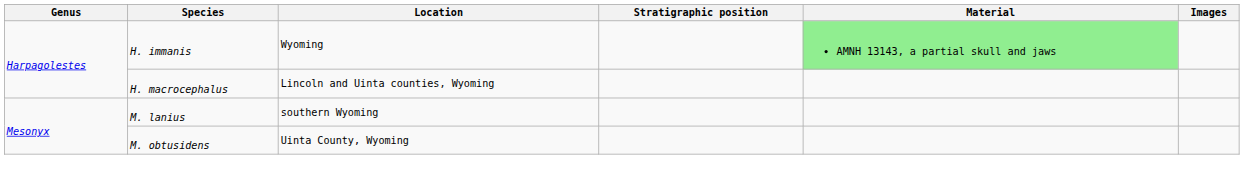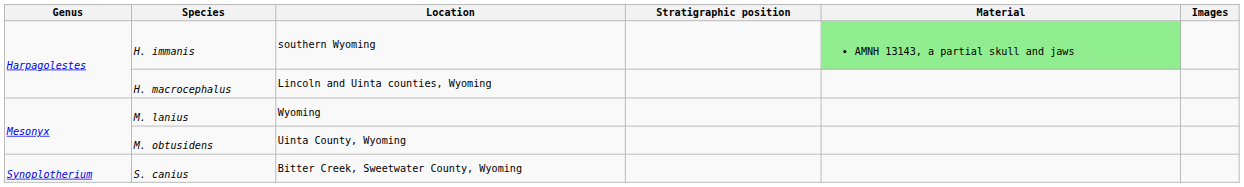(302, 45) Wyoming -> (327, 45) southern Wyoming
(330, 112) southern Wyoming -> (299, 112) Wyoming
+ row: (161, 174)
